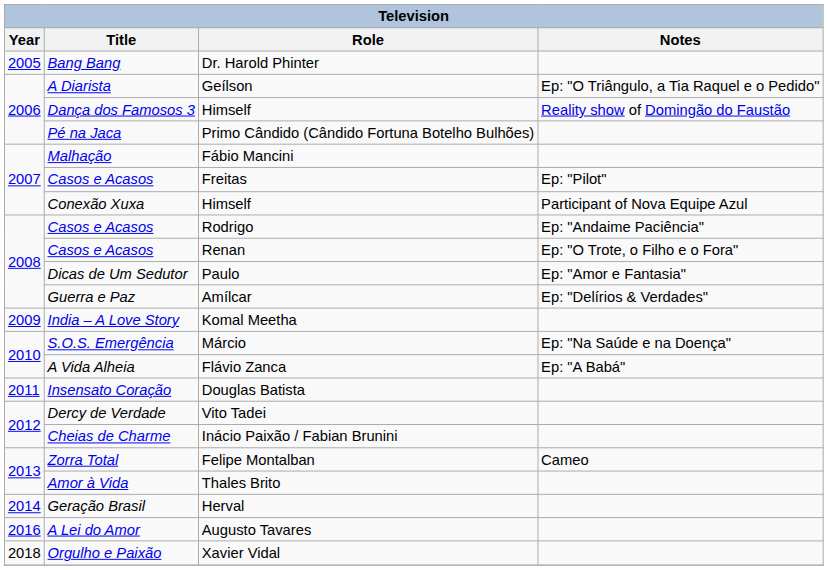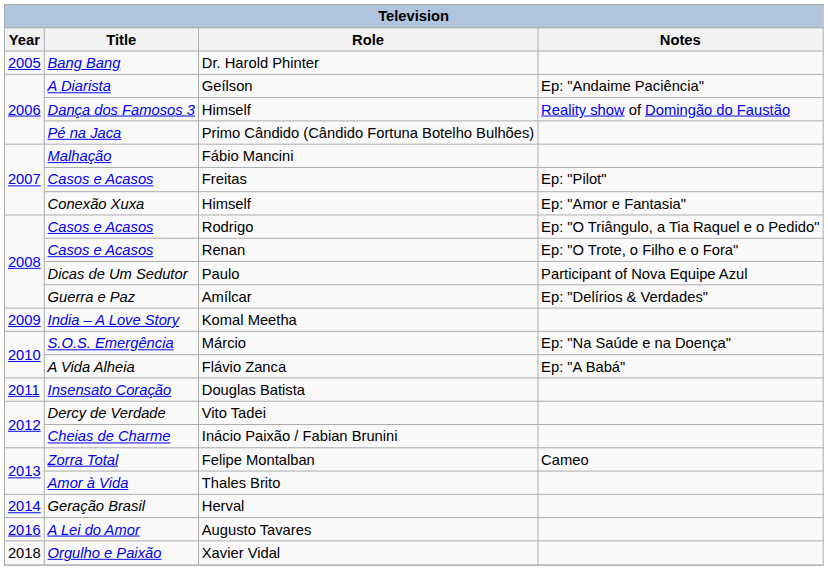(680, 86) Ep: "O Triângulo, a Tia Raquel e o Pedido" -> (623, 86) Ep: "Andaime Paciência"
(644, 203) Participant of Nova Equipe Azul -> (614, 203) Ep: "Amor e Fantasia"
(623, 226) Ep: "Andaime Paciência" -> (680, 226) Ep: "O Triângulo, a Tia Raquel e o Pedido"
(614, 273) Ep: "Amor e Fantasia" -> (644, 273) Participant of Nova Equipe Azul
